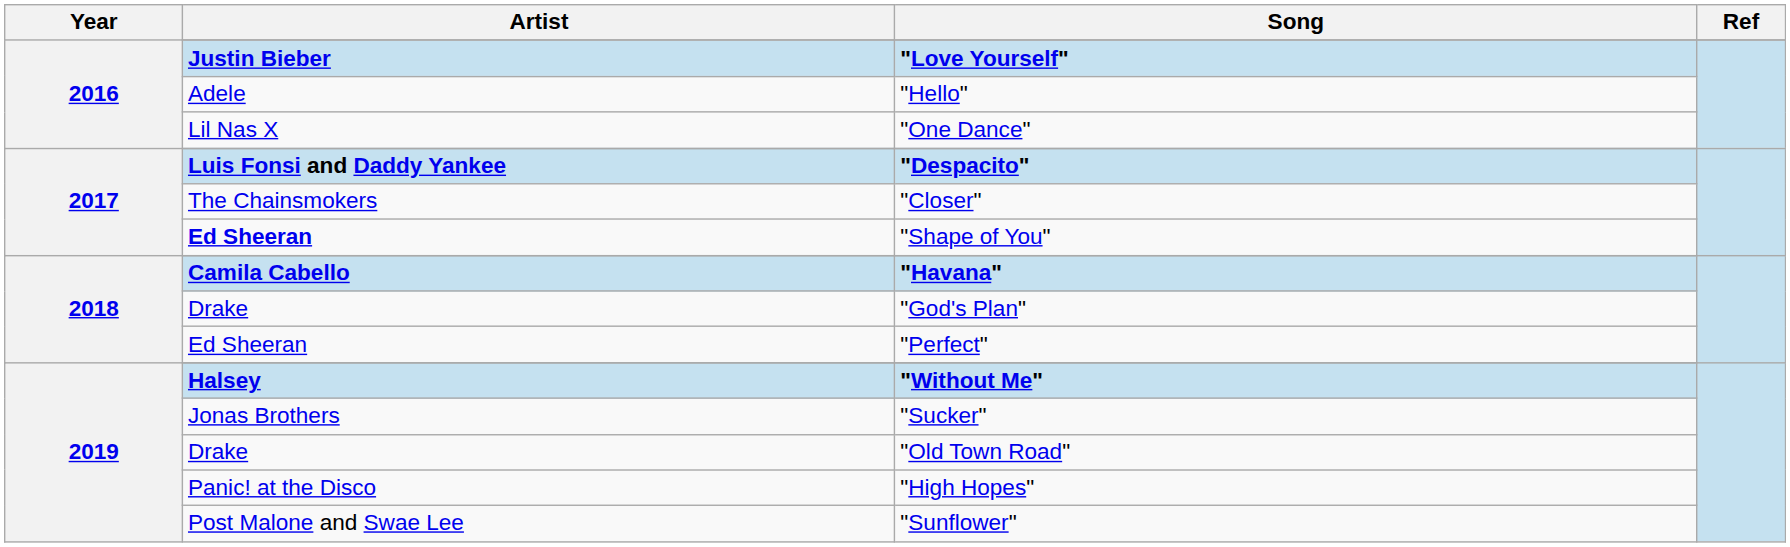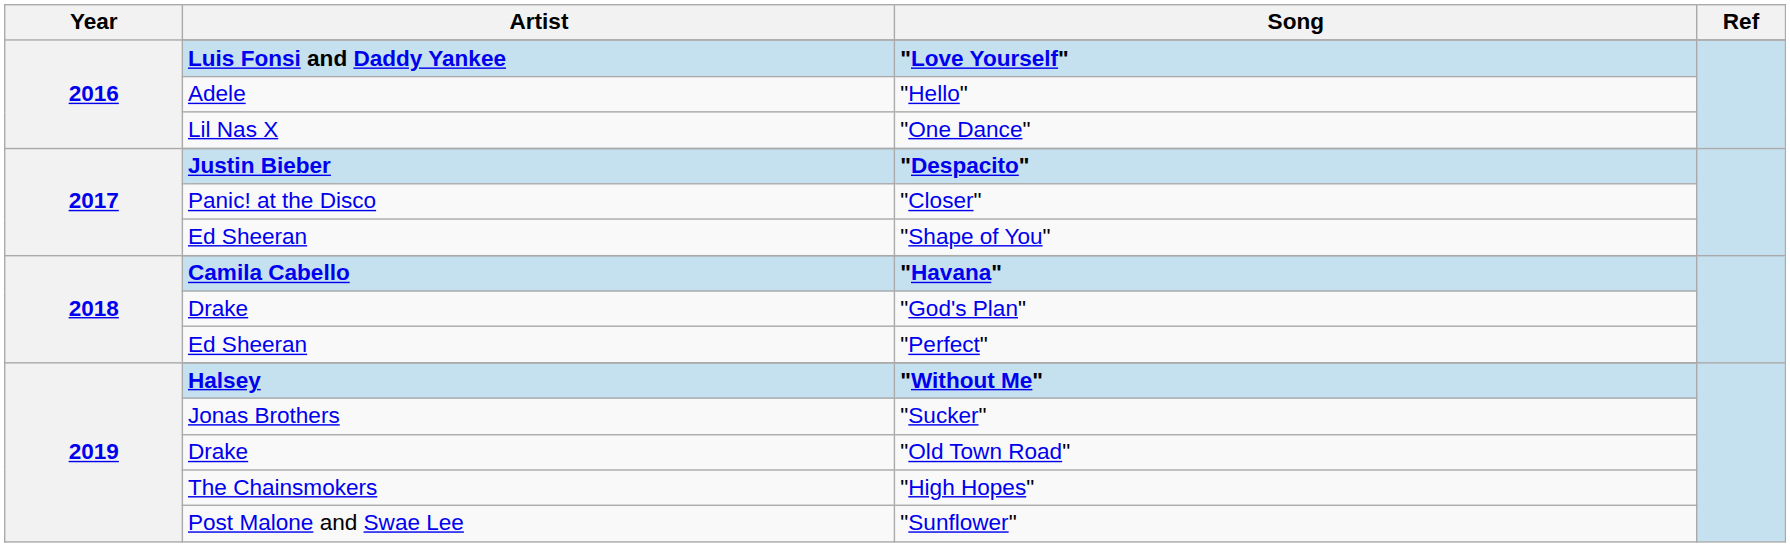(259, 58) Justin Bieber -> (347, 58) Luis Fonsi and Daddy Yankee
(347, 165) Luis Fonsi and Daddy Yankee -> (259, 165) Justin Bieber
(283, 201) The Chainsmokers -> (282, 201) Panic! at the Disco
(250, 237) bold -> (248, 237) normal
(282, 487) Panic! at the Disco -> (283, 487) The Chainsmokers
